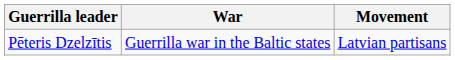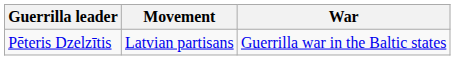columns swapped: (392, 17) <-> (228, 17)
